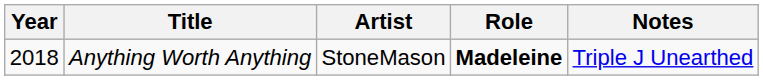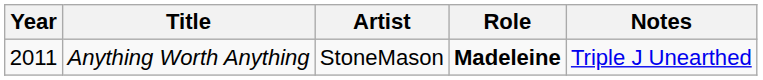(34, 57) 2018 -> (34, 57) 2011
